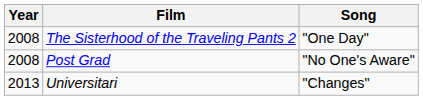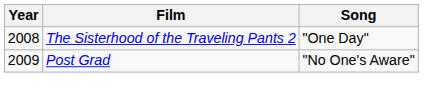(24, 60) 2008 -> (24, 60) 2009
- row: (82, 83)
